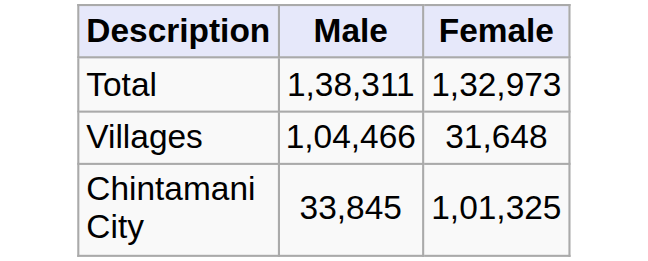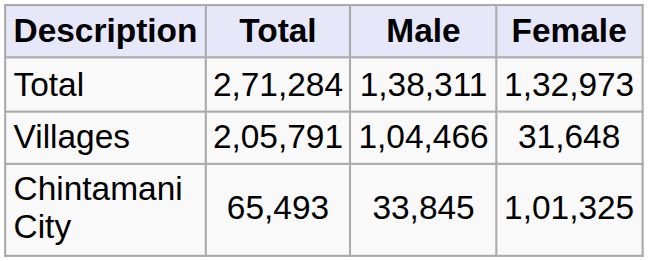+ column: (278, 31)
